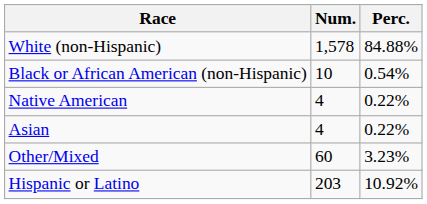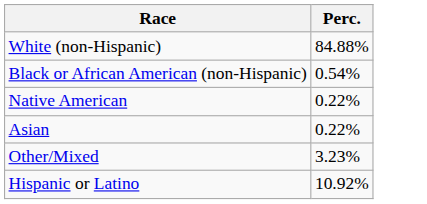- column: (336, 18)
